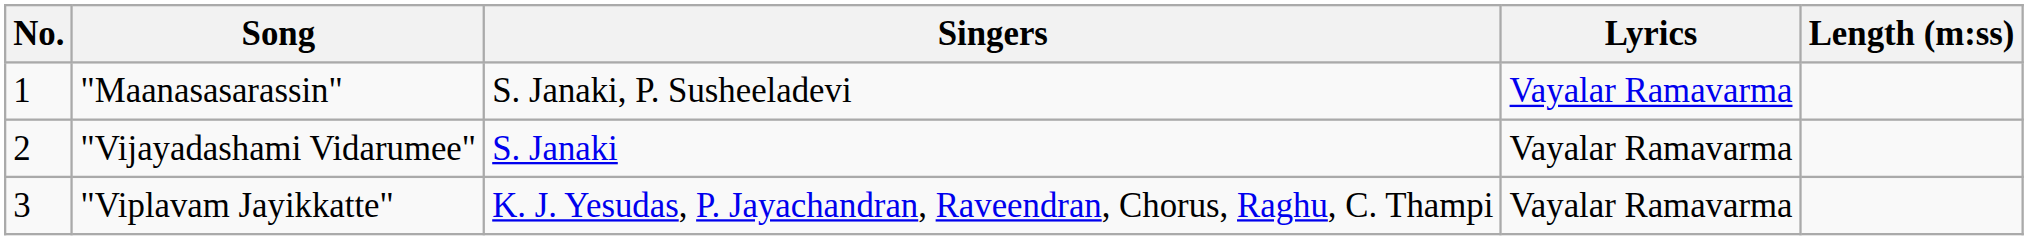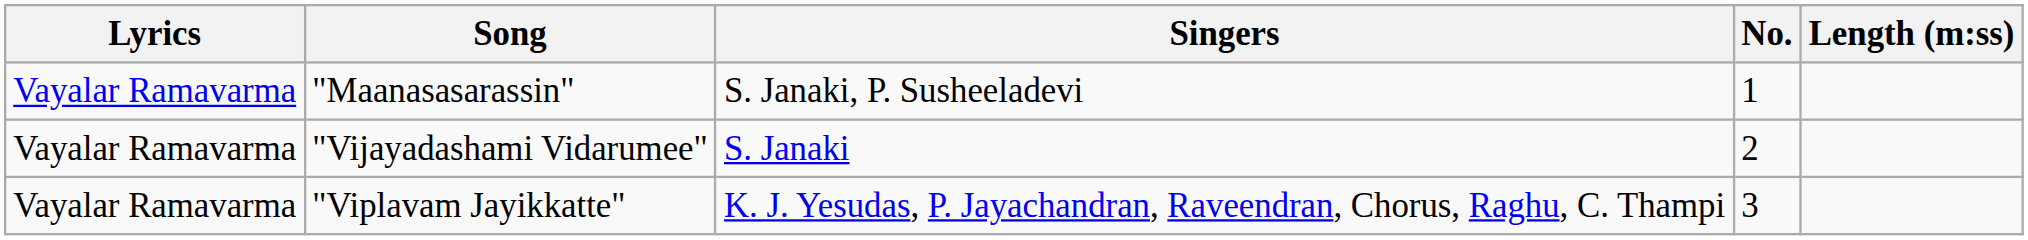columns swapped: (39, 33) <-> (1651, 33)
